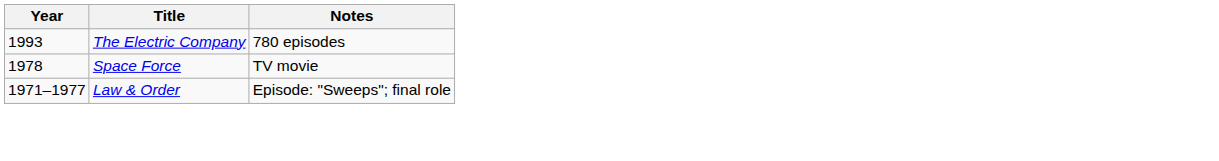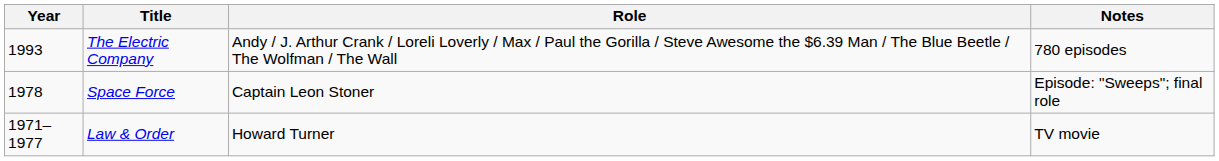+ column: (630, 16)
(286, 66) TV movie -> (1118, 92) Episode: "Sweeps"; final role
(352, 90) Episode: "Sweeps"; final role -> (1067, 134) TV movie
